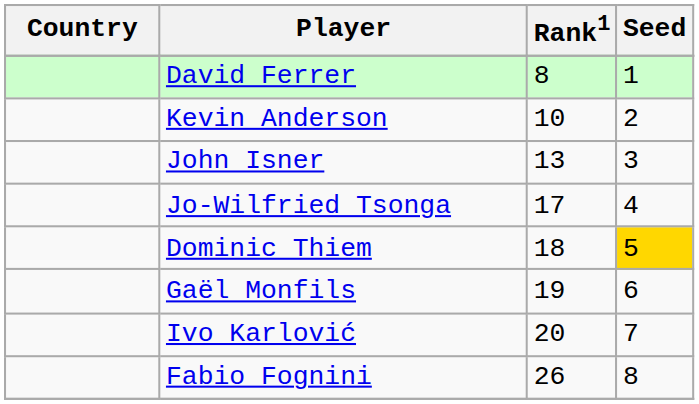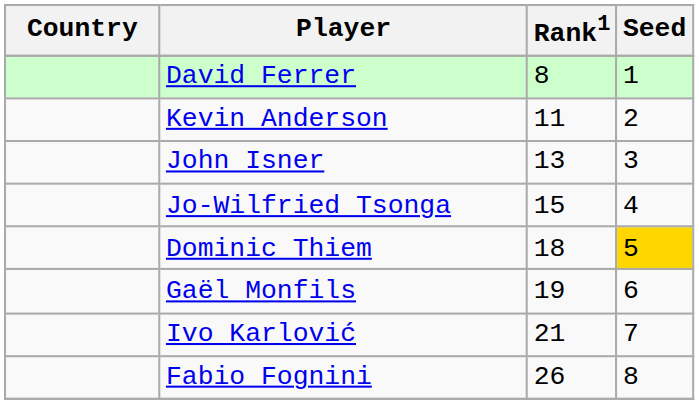(550, 119) 10 -> (550, 119) 11
(550, 205) 17 -> (550, 205) 15
(550, 334) 20 -> (550, 334) 21
